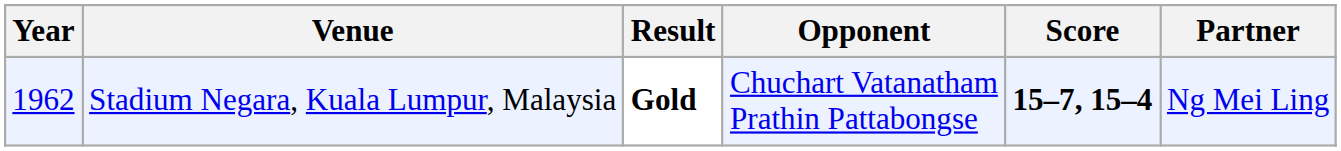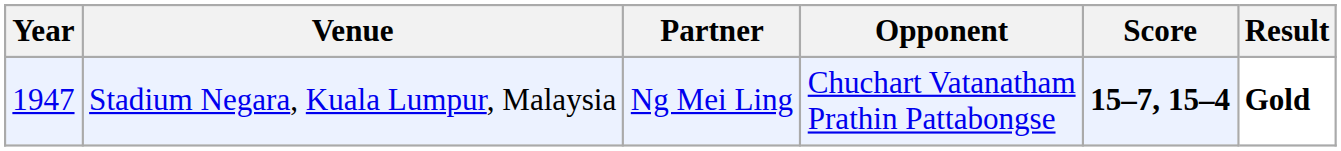columns swapped: (1248, 30) <-> (673, 30)
(43, 100) 1962 -> (43, 100) 1947
